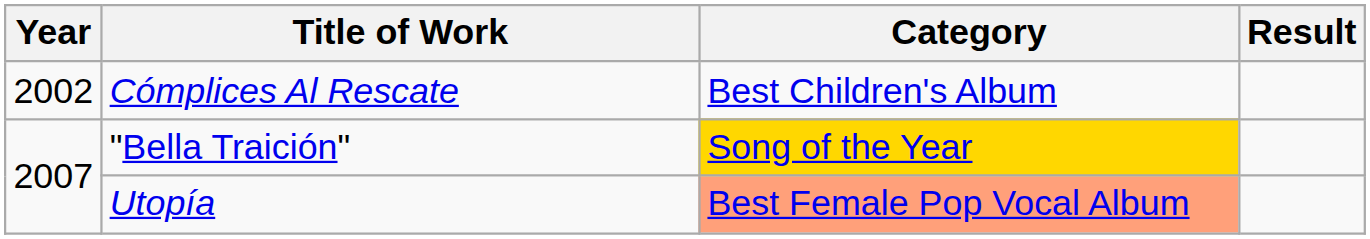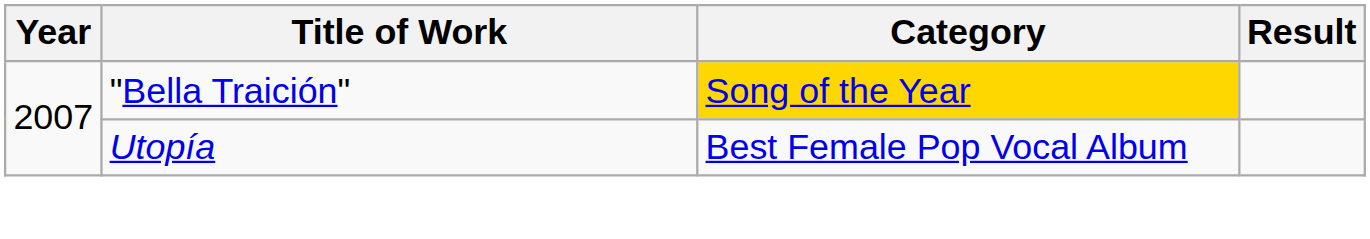- row: (284, 89)
(948, 203) lightsalmon background -> (947, 146) no background
